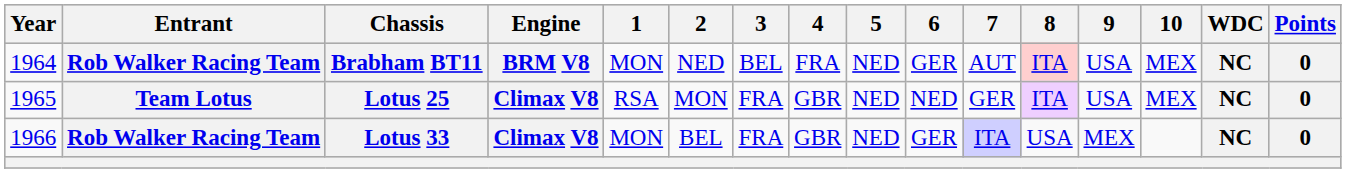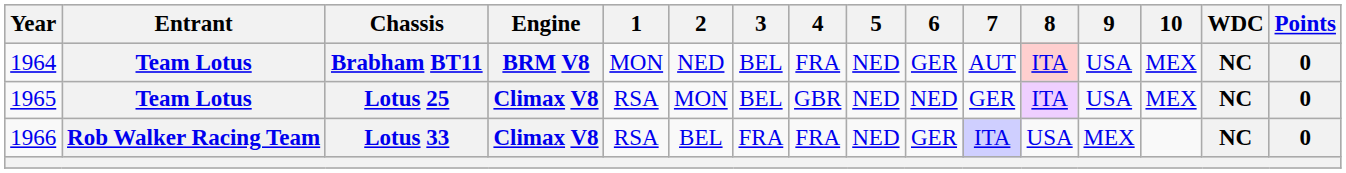(194, 61) Rob Walker Racing Team -> (194, 61) Team Lotus
(761, 99) FRA -> (761, 99) BEL
(636, 137) MON -> (636, 137) RSA
(818, 137) GBR -> (818, 137) FRA
